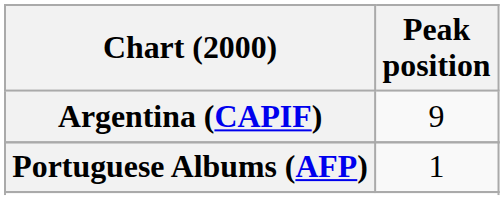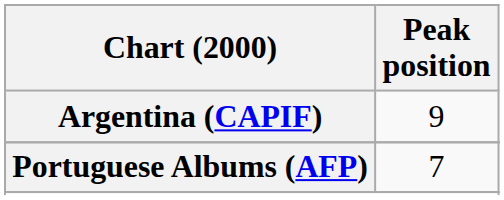(437, 166) 1 -> (437, 166) 7
